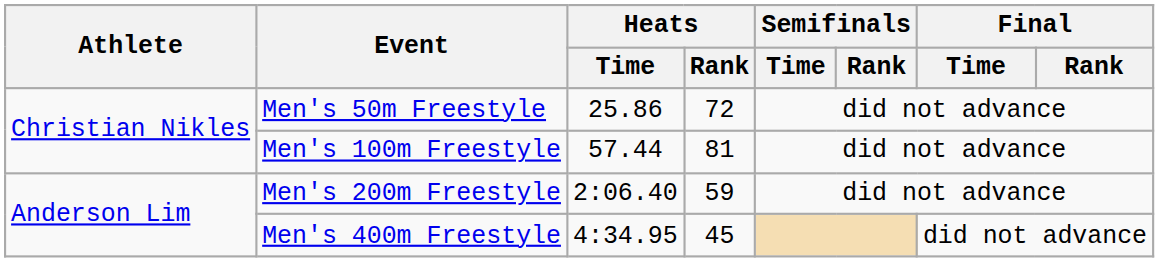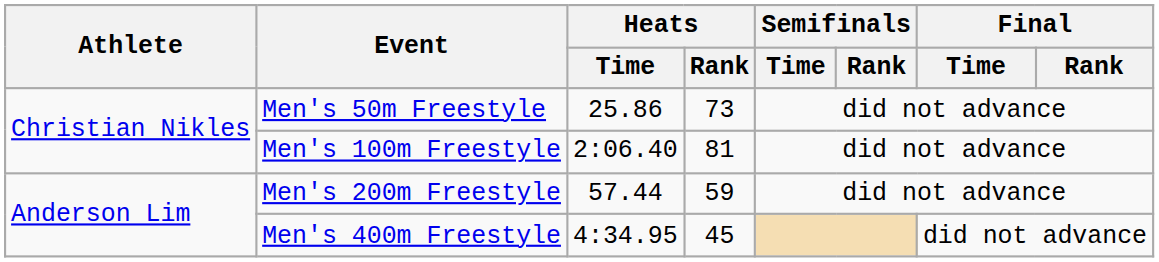(720, 109) 72 -> (720, 109) 73
(625, 151) 57.44 -> (625, 151) 2:06.40
(625, 193) 2:06.40 -> (625, 193) 57.44
